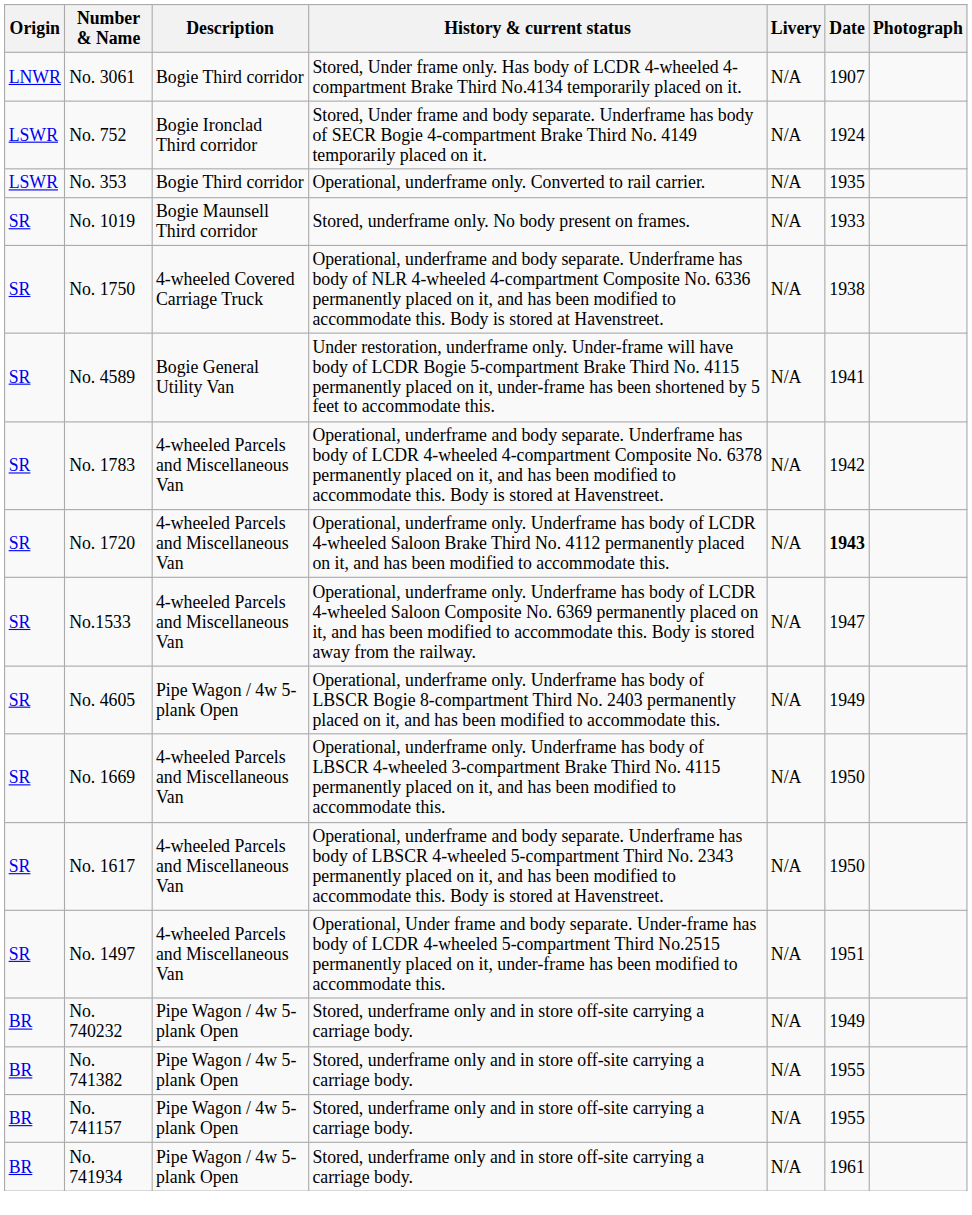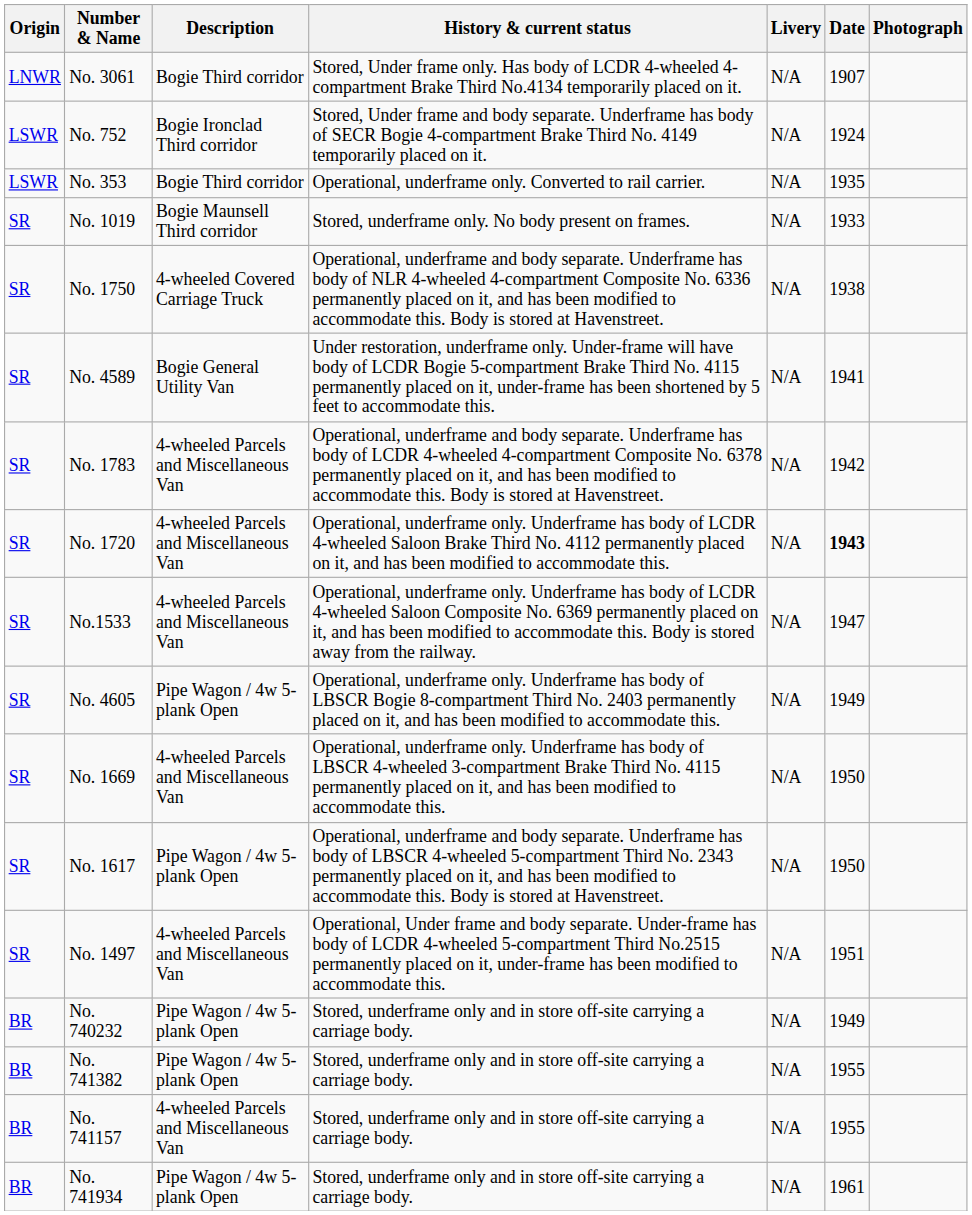(222, 866) 4-wheeled Parcels and Miscellaneous Van -> (226, 866) Pipe Wagon / 4w 5-plank Open
(226, 1118) Pipe Wagon / 4w 5-plank Open -> (222, 1128) 4-wheeled Parcels and Miscellaneous Van
